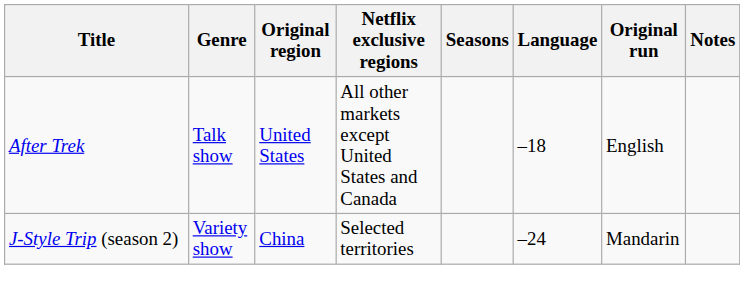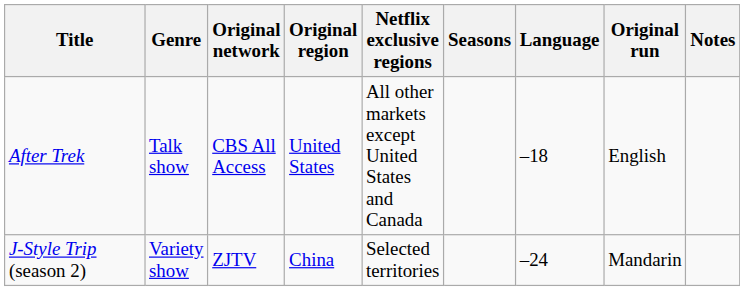+ column: (246, 40)
